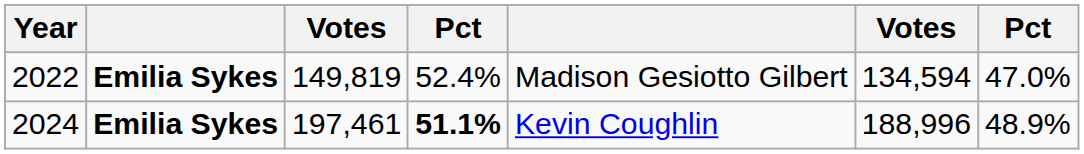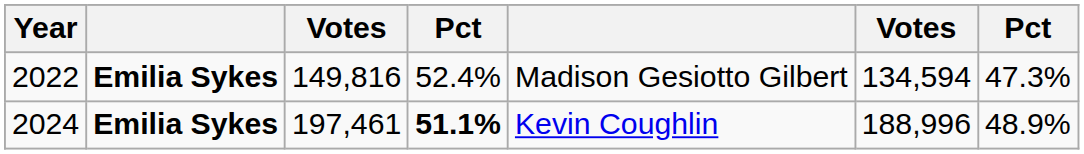(347, 76) 149,819 -> (347, 76) 149,816
(1028, 76) 47.0% -> (1028, 76) 47.3%
